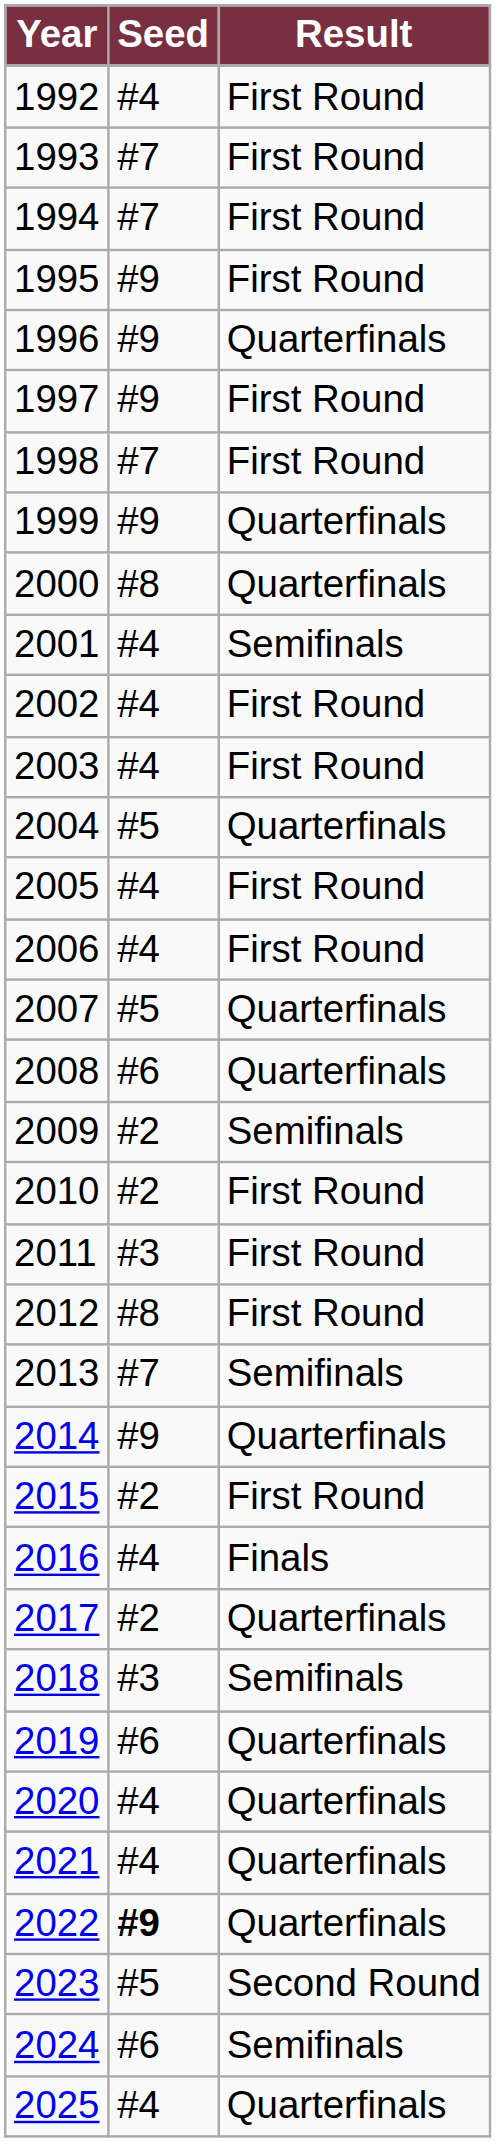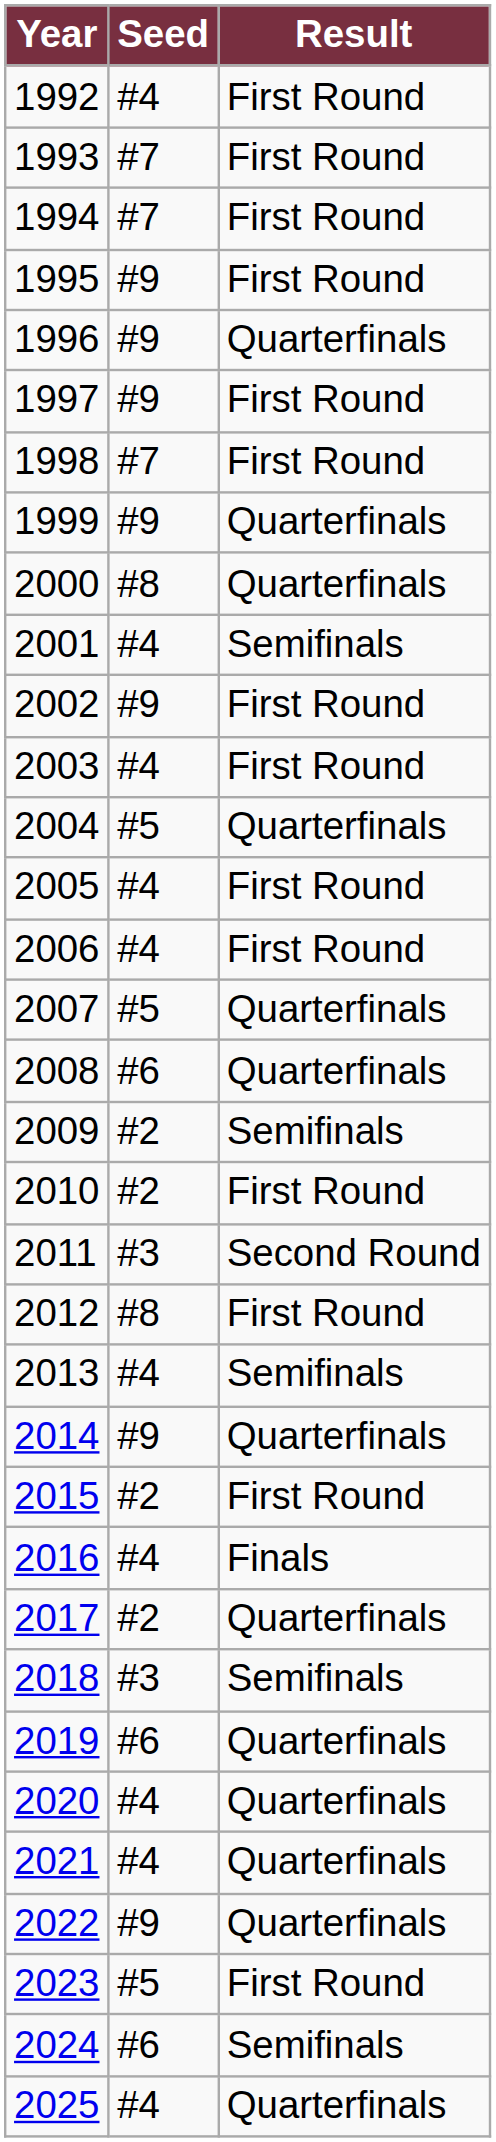(139, 704) #4 -> (139, 704) #9
(326, 1252) First Round -> (354, 1252) Second Round
(139, 1374) #7 -> (139, 1374) #4
(139, 1922) bold -> (139, 1922) normal
(354, 1983) Second Round -> (326, 1983) First Round
